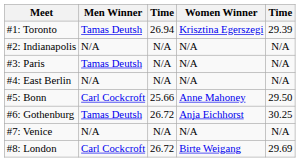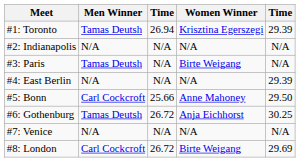(188, 64) N/A -> (210, 64) Birte Weigang
(280, 81) N/A -> (280, 81) 29.39
